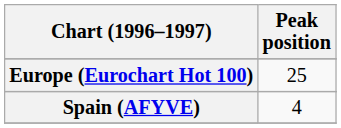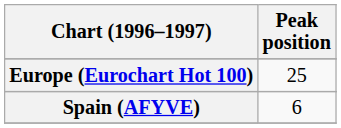(297, 107) 4 -> (297, 107) 6
